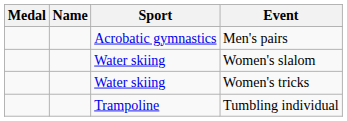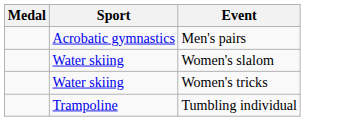- column: (70, 15)
